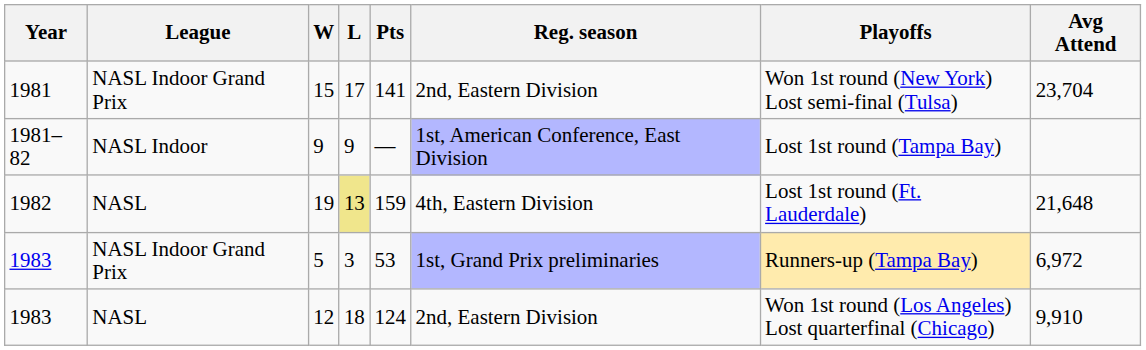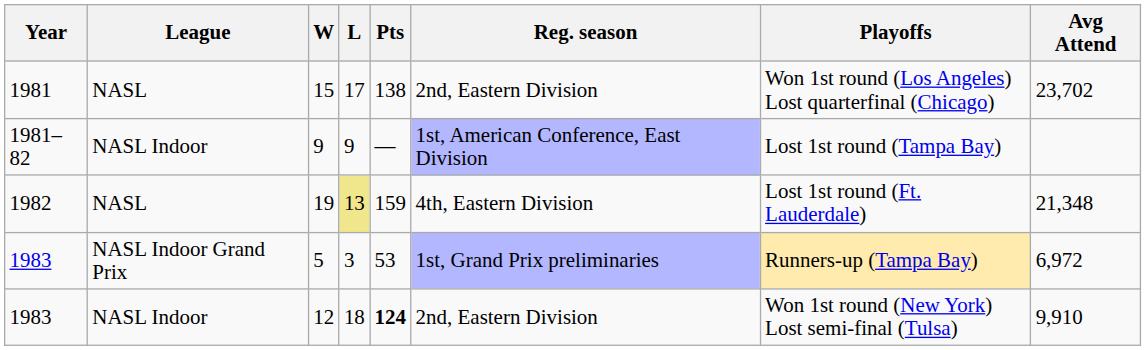(179, 89) NASL Indoor Grand Prix -> (120, 89) NASL
(390, 89) 141 -> (390, 89) 138
(879, 89) Won 1st round (New York) Lost semi-final (Tulsa) -> (888, 89) Won 1st round (Los Angeles) Lost quarterfinal (Chicago)
(1064, 89) 23,704 -> (1064, 89) 23,702
(1064, 203) 21,648 -> (1064, 203) 21,348
(120, 317) NASL -> (150, 317) NASL Indoor
(390, 317) normal -> (390, 317) bold
(888, 317) Won 1st round (Los Angeles) Lost quarterfinal (Chicago) -> (879, 317) Won 1st round (New York) Lost semi-final (Tulsa)
